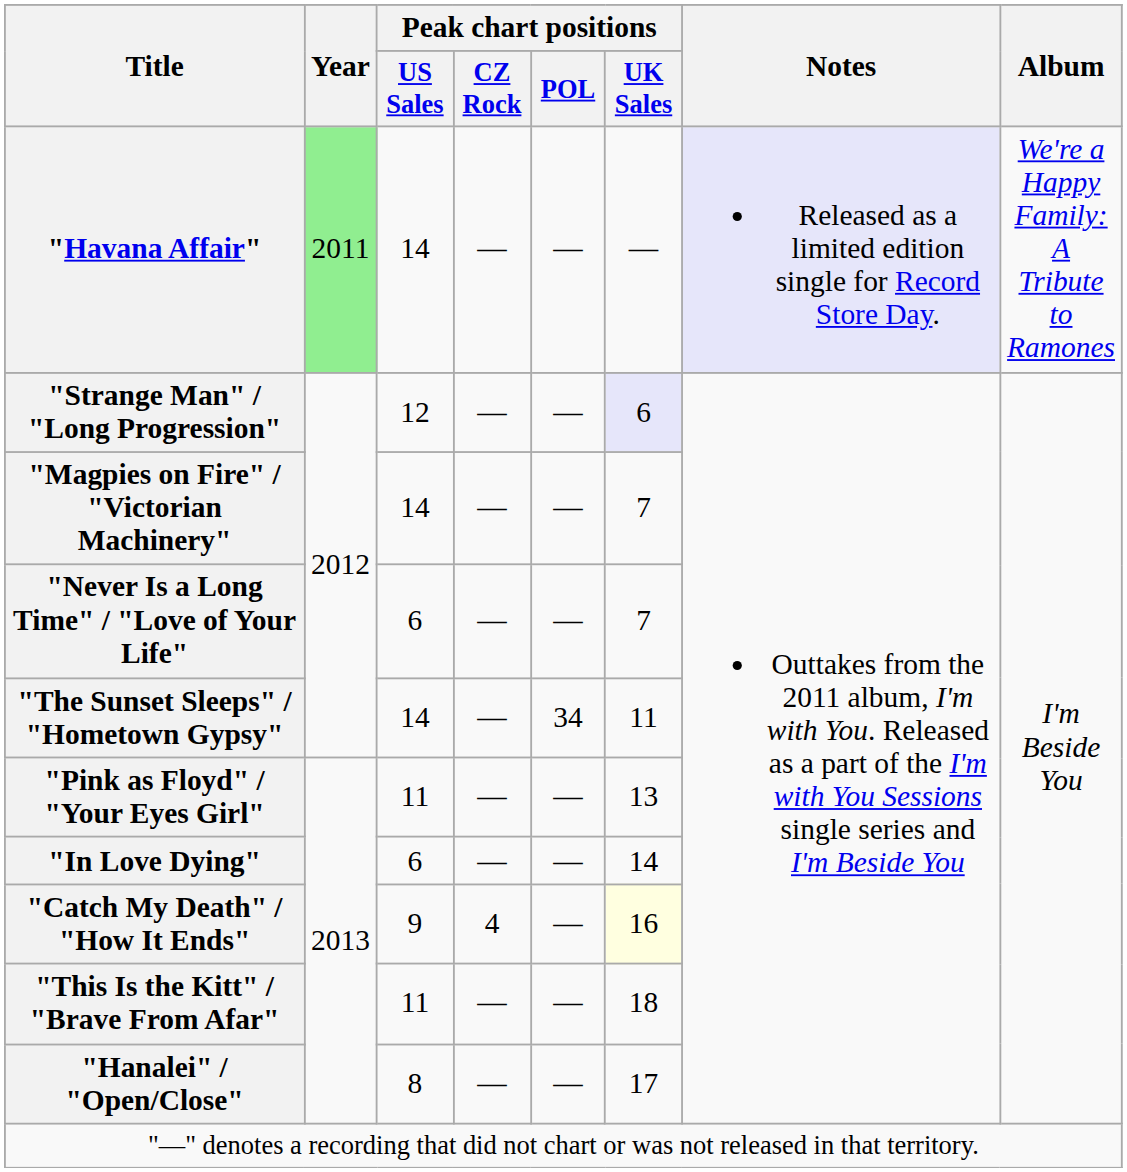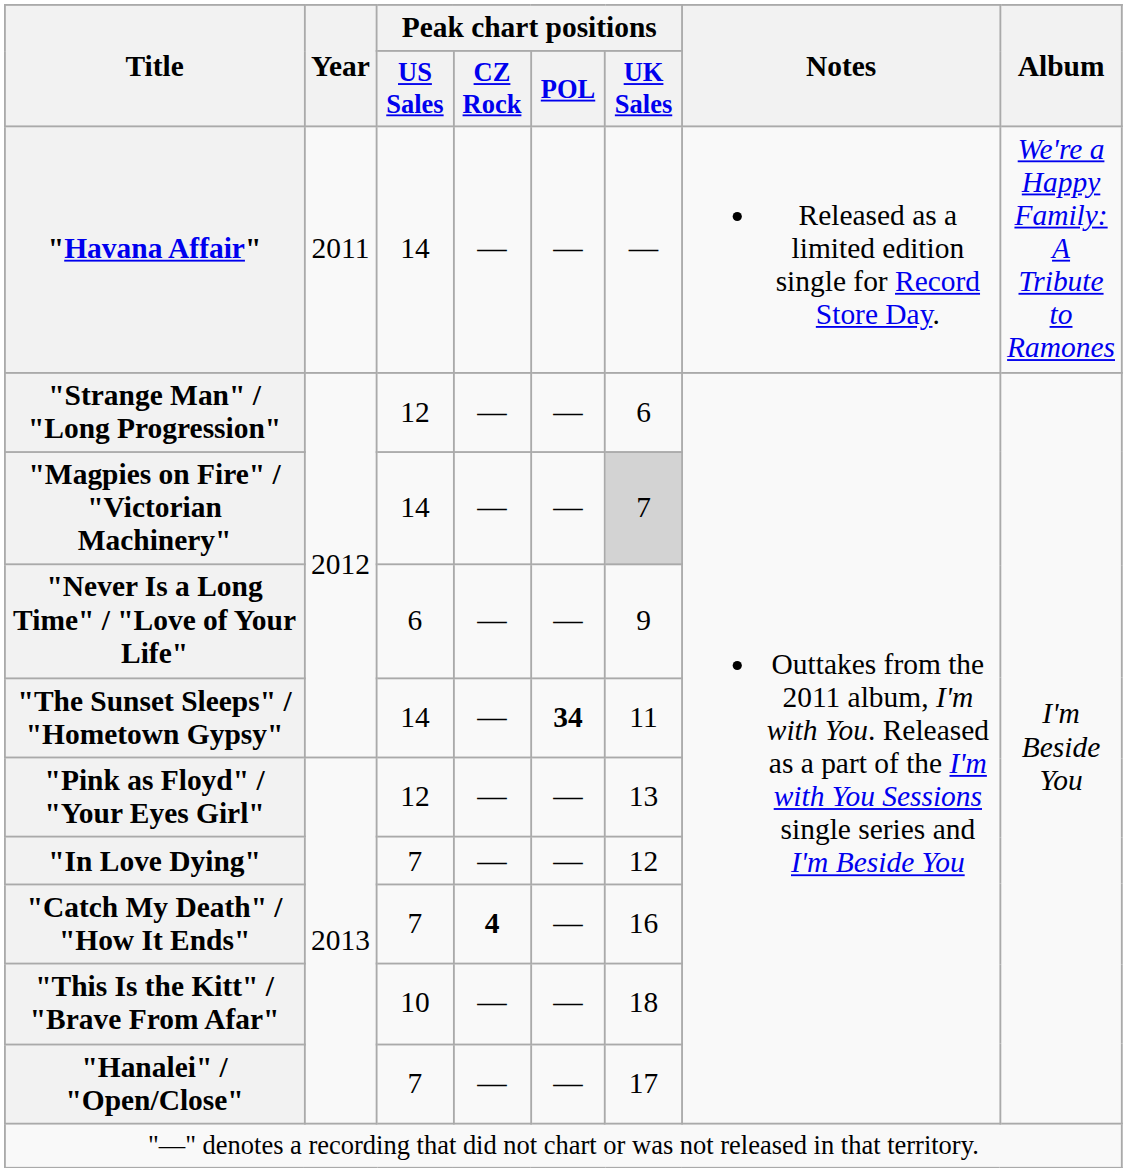(340, 248) lightgreen background -> (340, 248) no background
(841, 266) lavender background -> (841, 266) no background
(644, 411) lavender background -> (644, 411) no background
(644, 507) no background -> (644, 507) lightgrey background
(644, 620) 7 -> (644, 620) 9
(568, 717) normal -> (568, 717) bold
(415, 796) 11 -> (415, 796) 12
(415, 860) 6 -> (415, 860) 7
(644, 860) 14 -> (644, 860) 12
(415, 923) 9 -> (415, 923) 7
(492, 923) normal -> (492, 923) bold
(644, 923) lightyellow background -> (644, 923) no background
(415, 1003) 11 -> (415, 1003) 10
(415, 1083) 8 -> (415, 1083) 7
